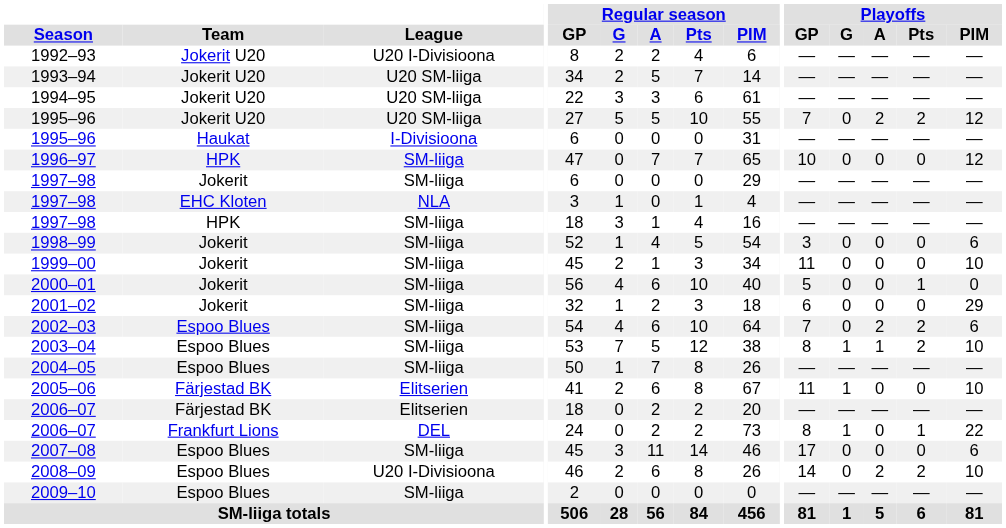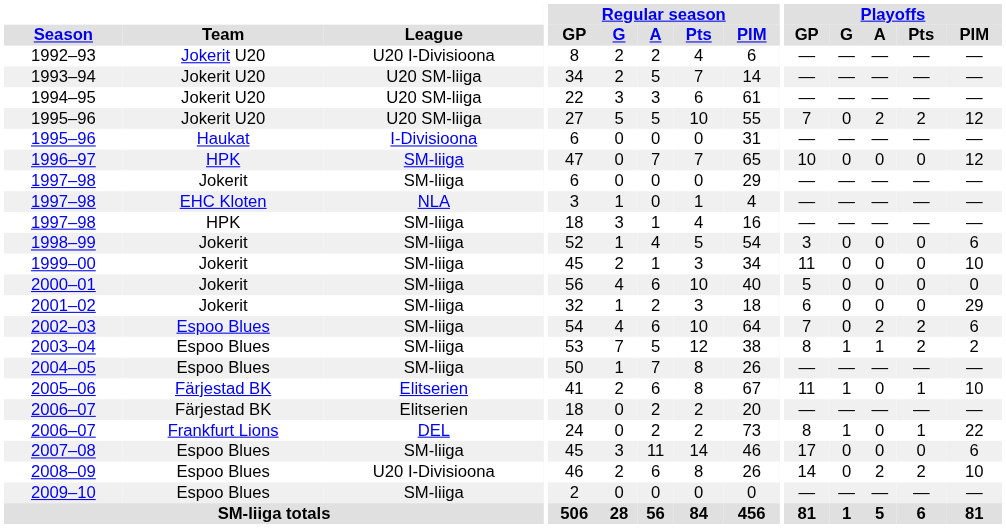(921, 284) 1 -> (921, 284) 0
(974, 347) 10 -> (974, 347) 2
(921, 388) 0 -> (921, 388) 1
